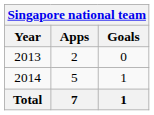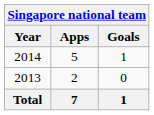rows swapped: (28, 57) <-> (28, 78)
